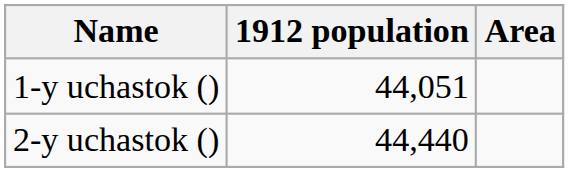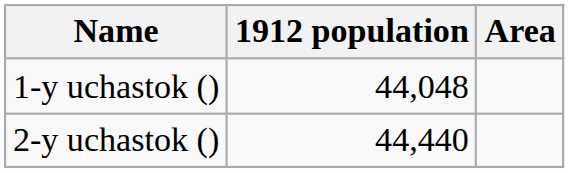(422, 85) 44,051 -> (422, 85) 44,048
